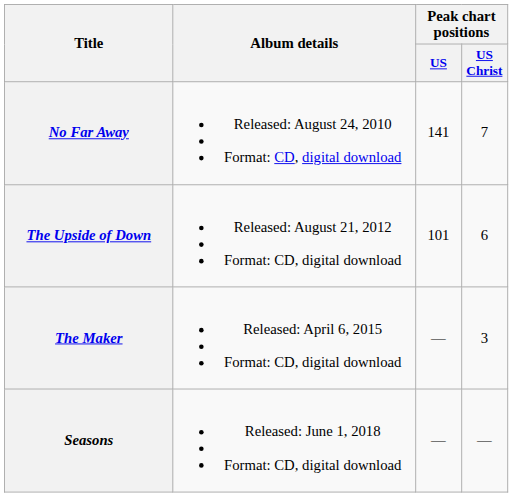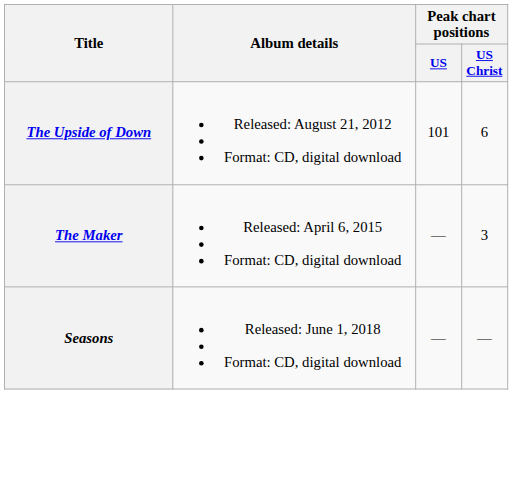- row: (89, 133)
